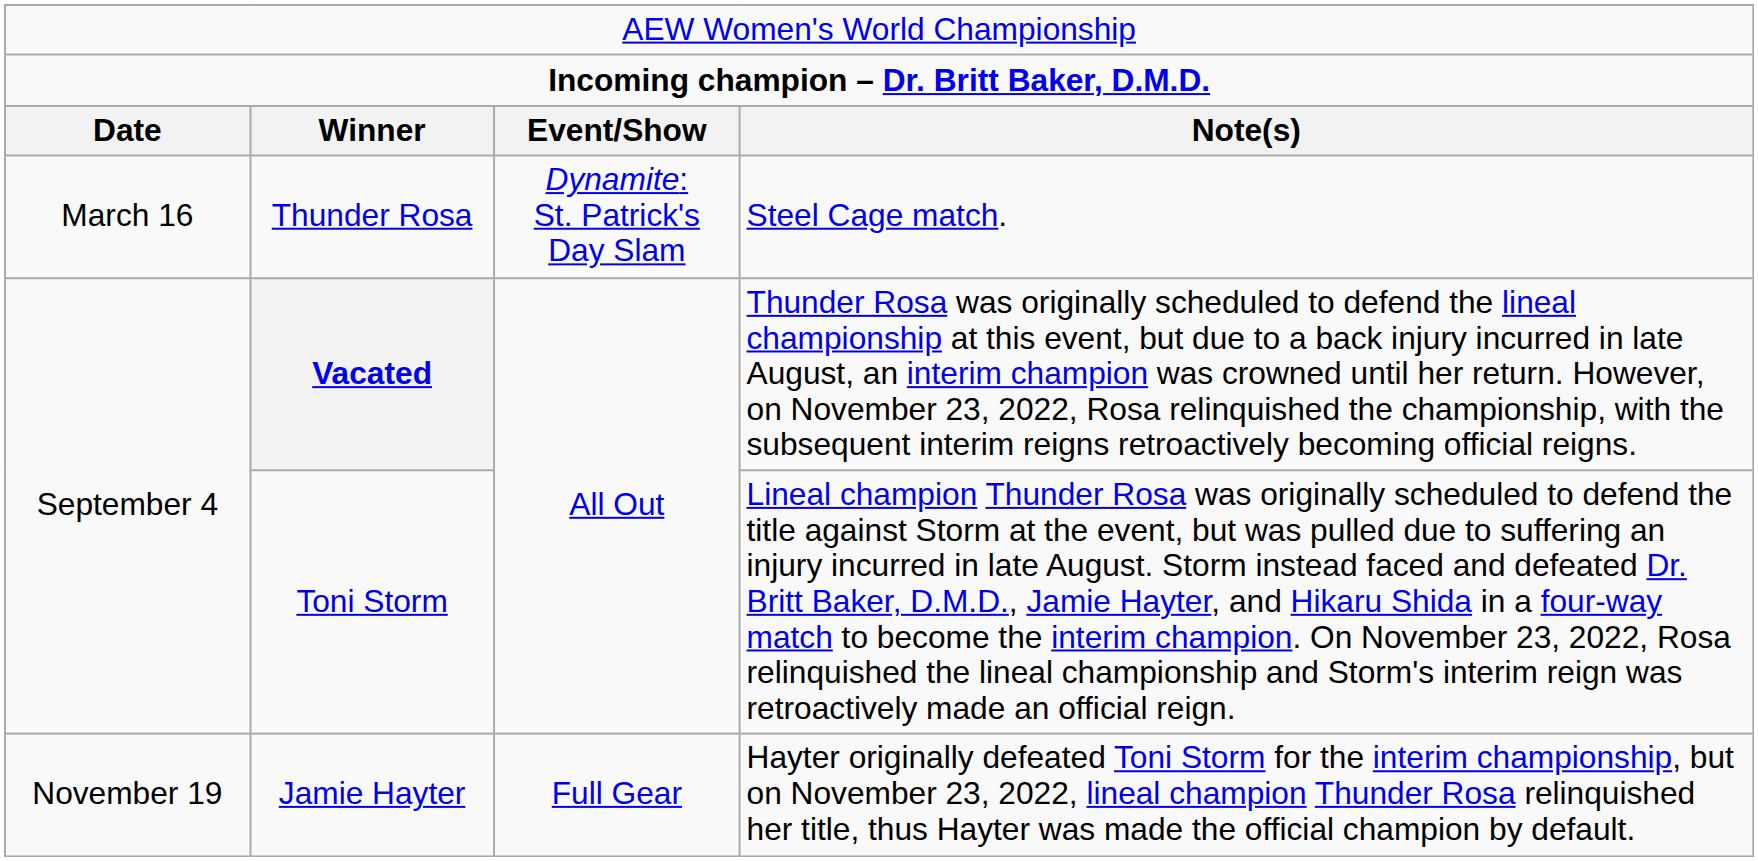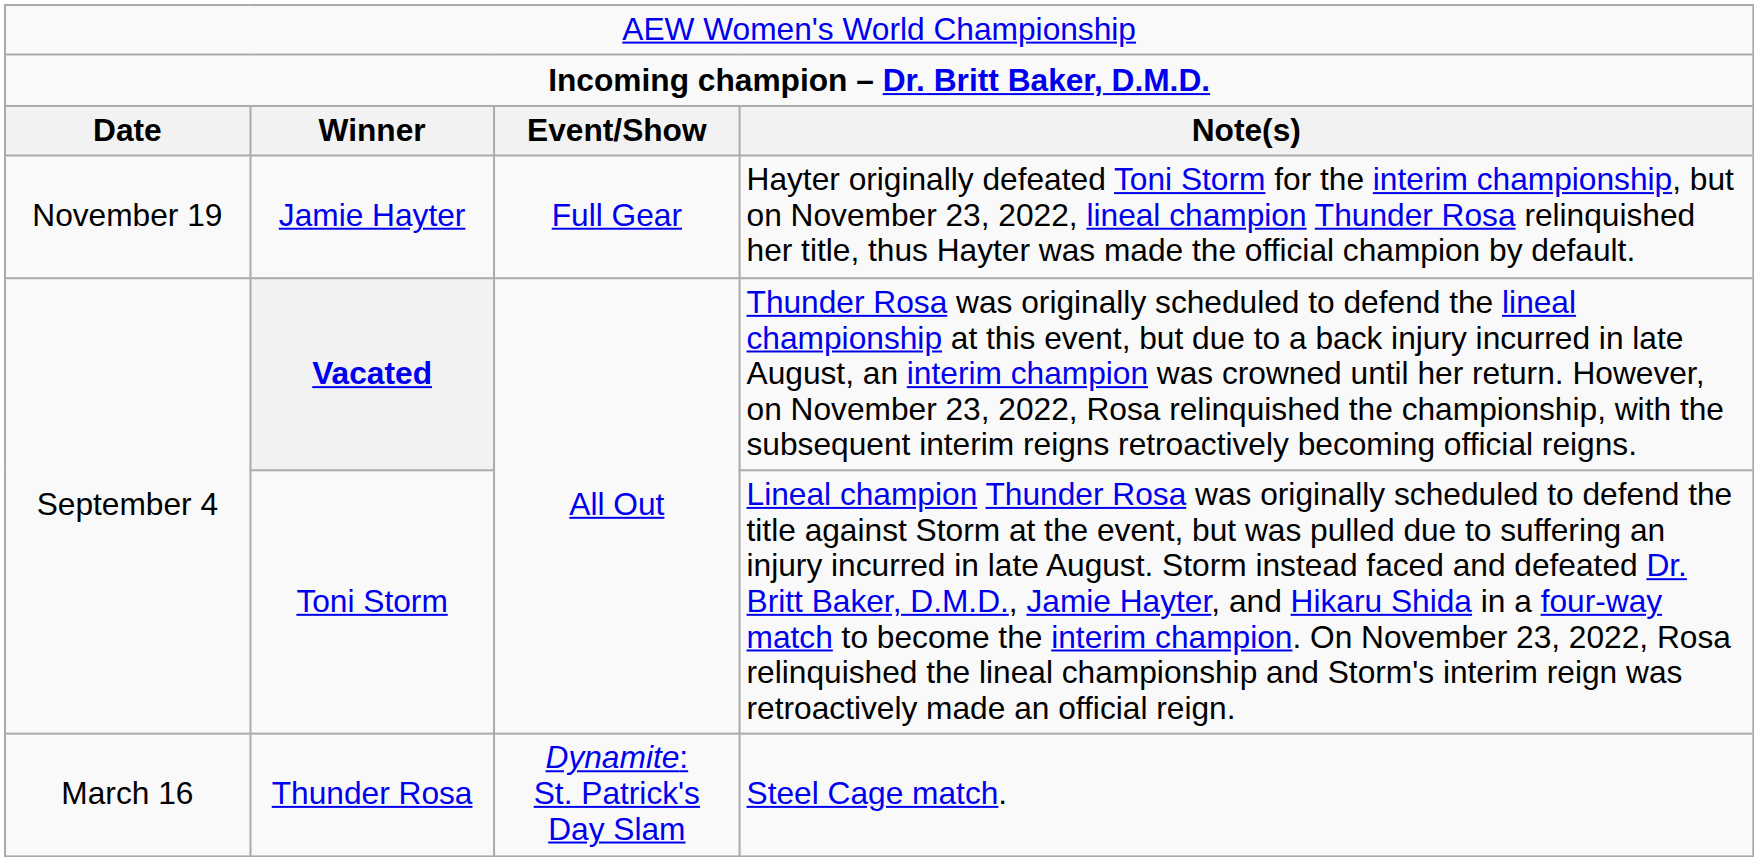rows swapped: (372, 215) <-> (372, 794)
